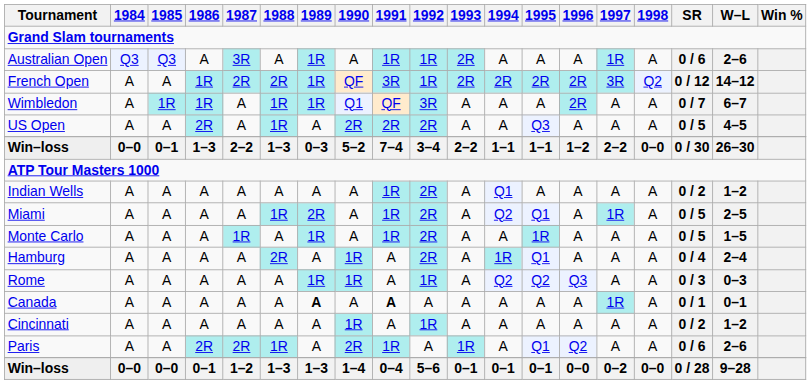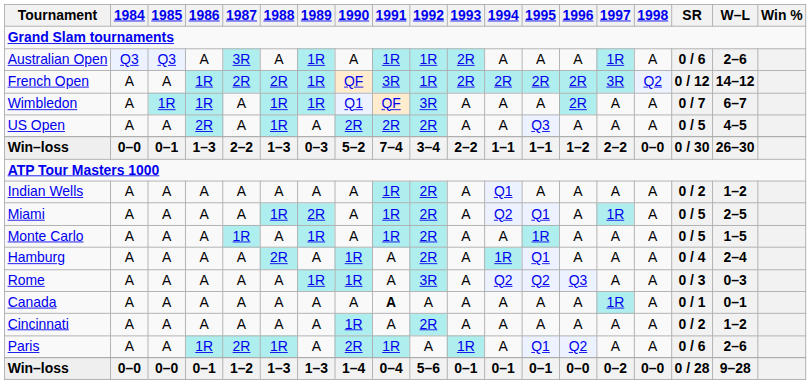(428, 280) 1R -> (428, 280) 3R
(316, 302) bold -> (316, 302) normal
(428, 324) 1R -> (428, 324) 2R
(204, 346) 2R -> (204, 346) 1R
